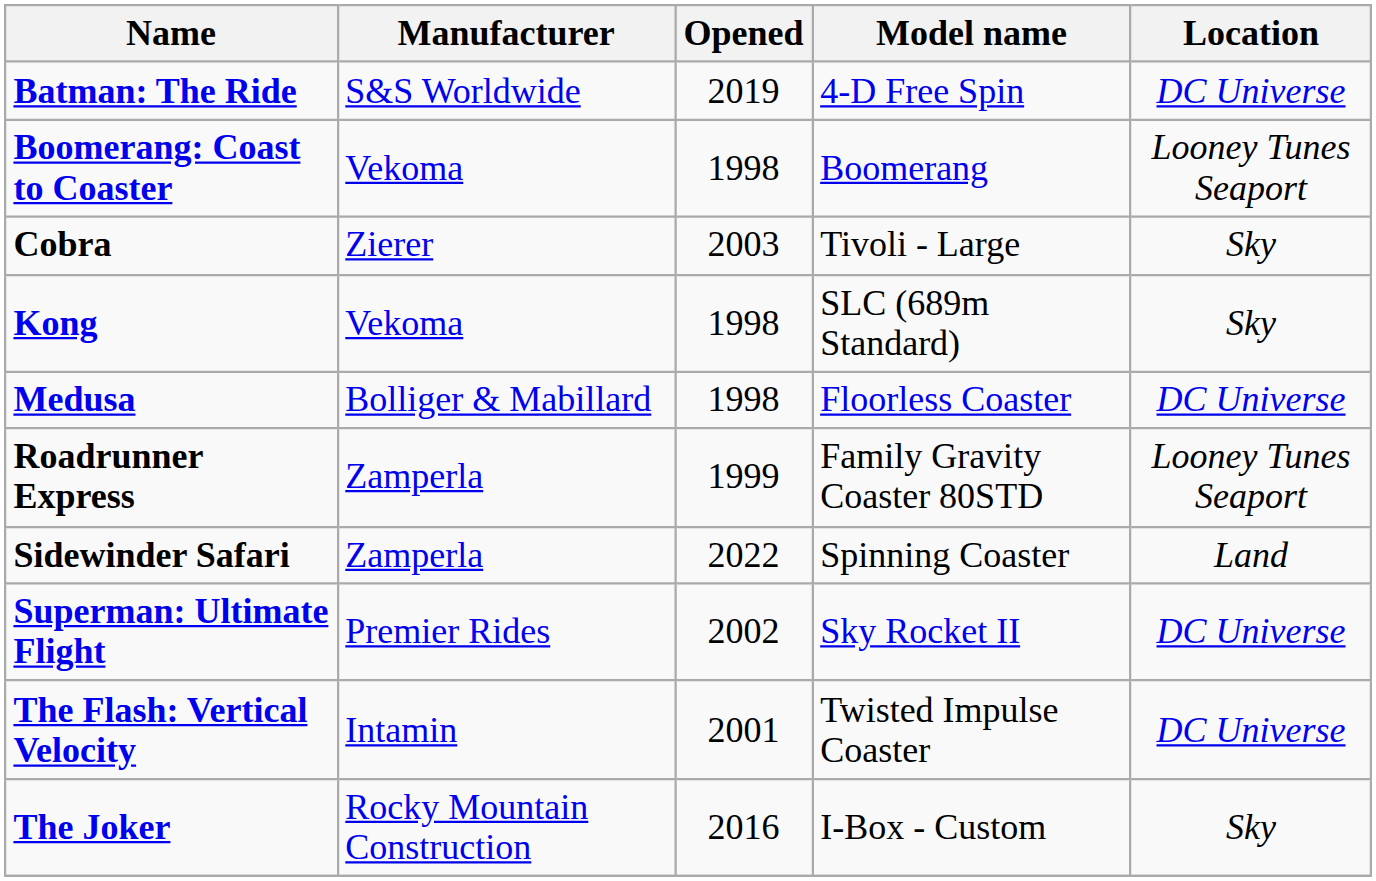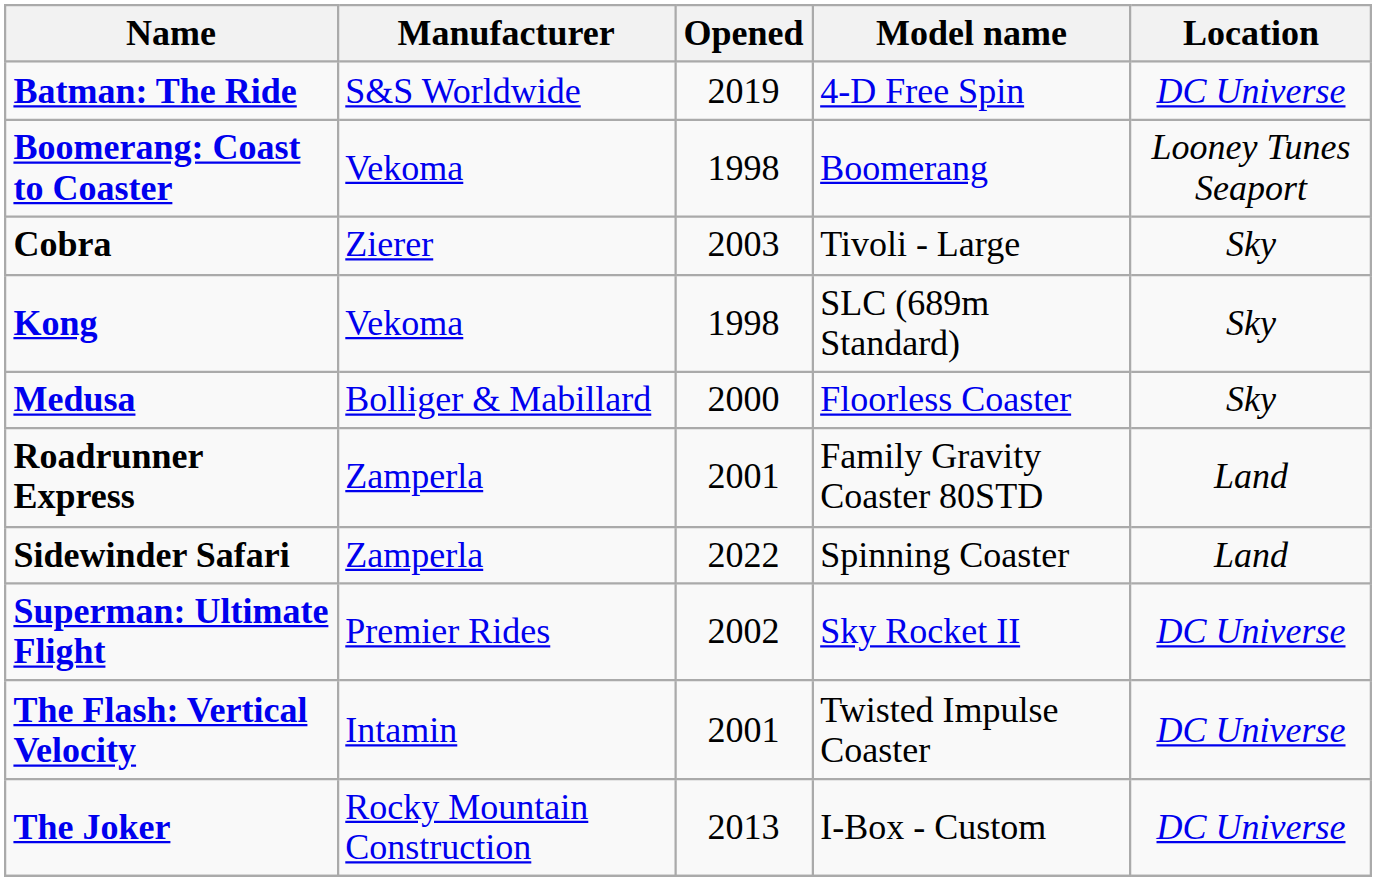(744, 399) 1998 -> (744, 399) 2000
(1251, 399) DC Universe -> (1251, 399) Sky
(744, 476) 1999 -> (744, 476) 2001
(1251, 476) Looney Tunes Seaport -> (1251, 476) Land
(744, 826) 2016 -> (744, 826) 2013
(1251, 826) Sky -> (1251, 826) DC Universe
